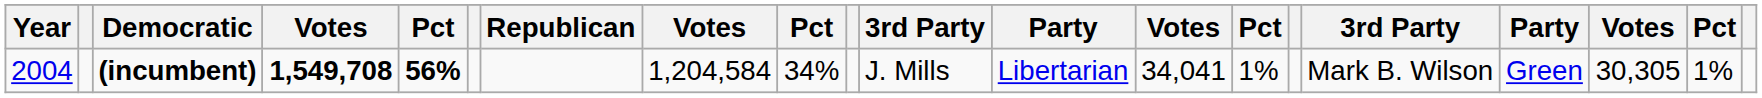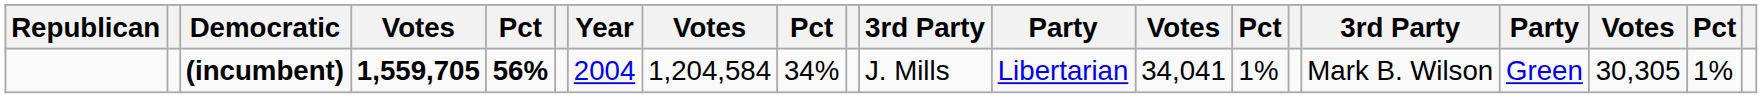columns swapped: (42, 27) <-> (561, 27)
(331, 71) 1,549,708 -> (418, 71) 1,559,705
